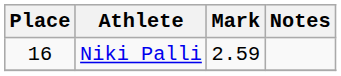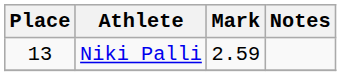(40, 54) 16 -> (40, 54) 13
